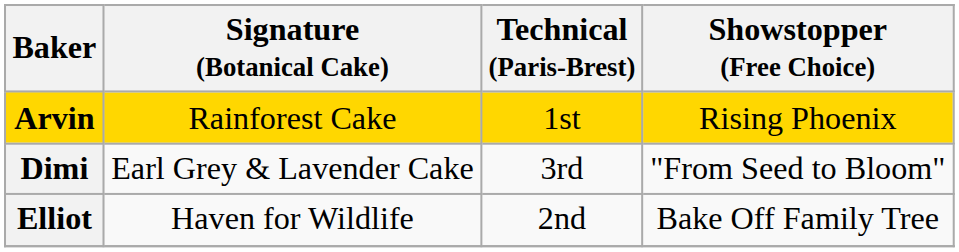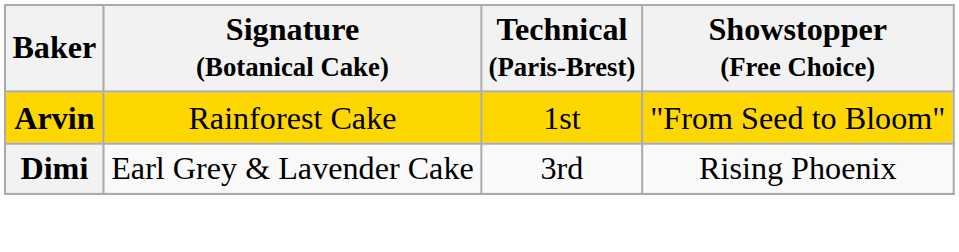(798, 117) Rising Phoenix -> (798, 117) "From Seed to Bloom"
(798, 168) "From Seed to Bloom" -> (798, 168) Rising Phoenix
- row: (54, 219)
